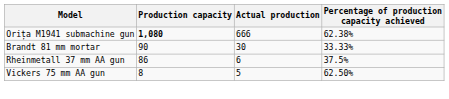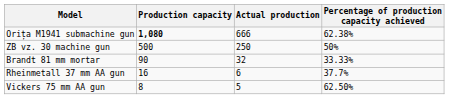+ row: (58, 47)
(241, 47) 30 -> (241, 60) 32
(143, 60) 86 -> (143, 74) 16
(336, 60) 37.5% -> (336, 74) 37.7%
